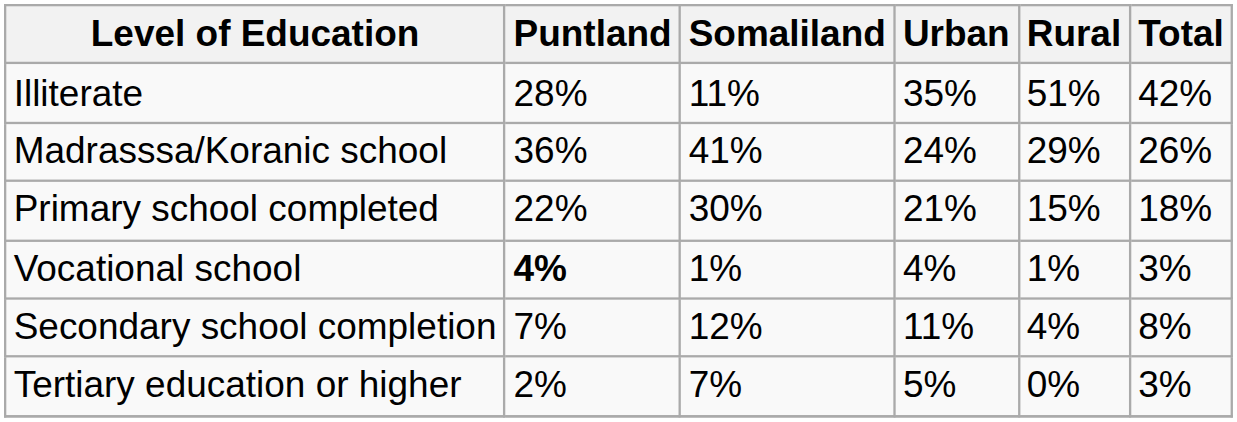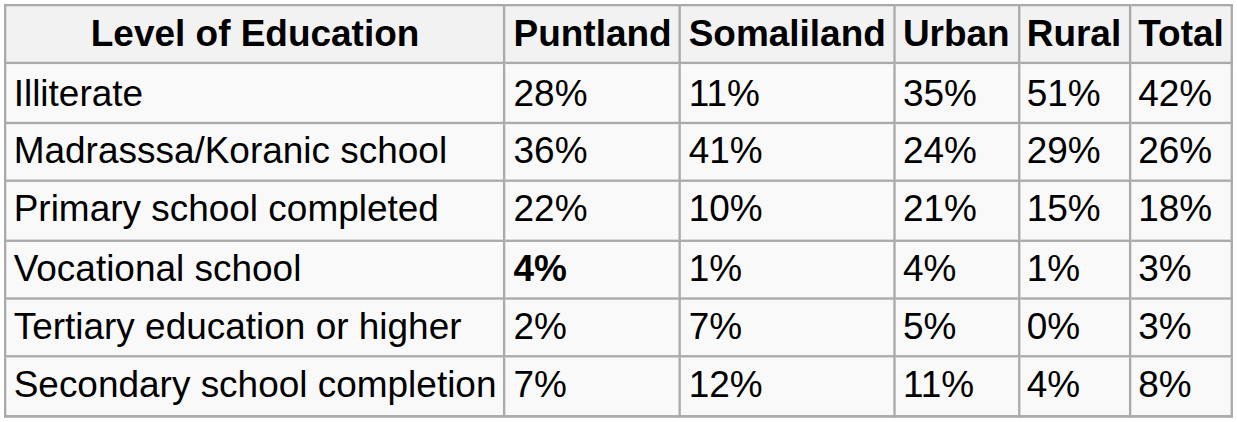(726, 209) 30% -> (726, 209) 10%
rows swapped: (255, 326) <-> (238, 385)
